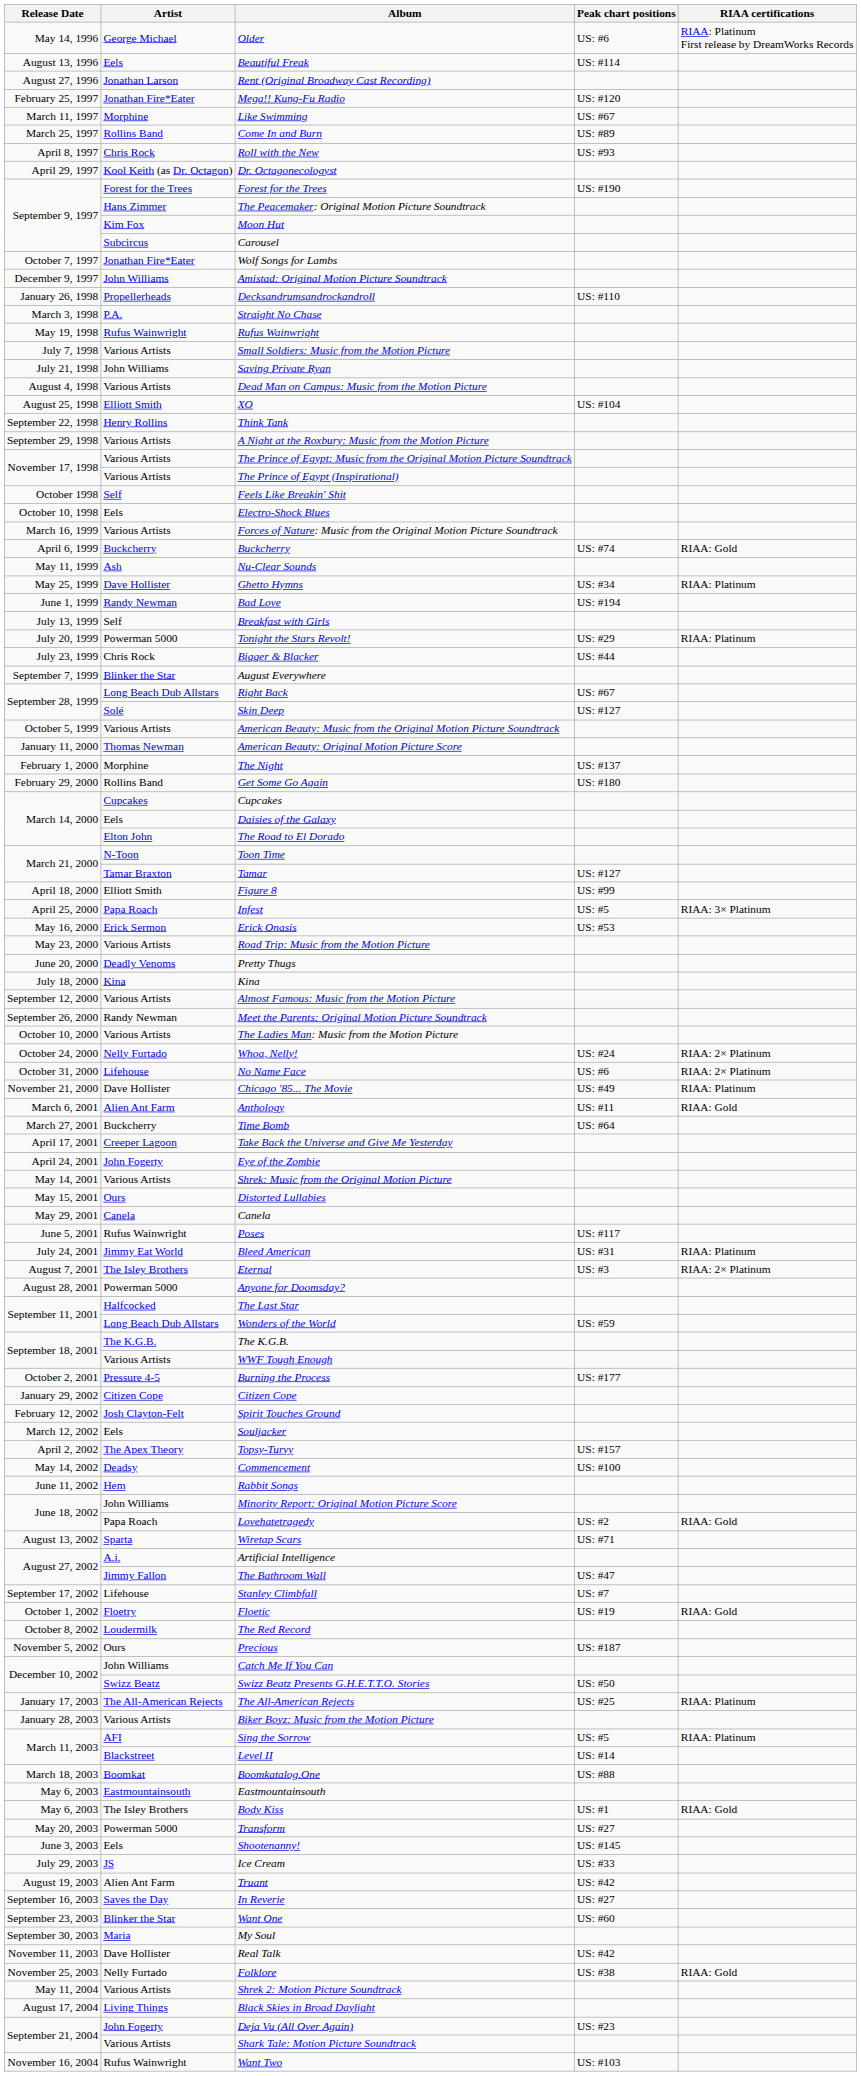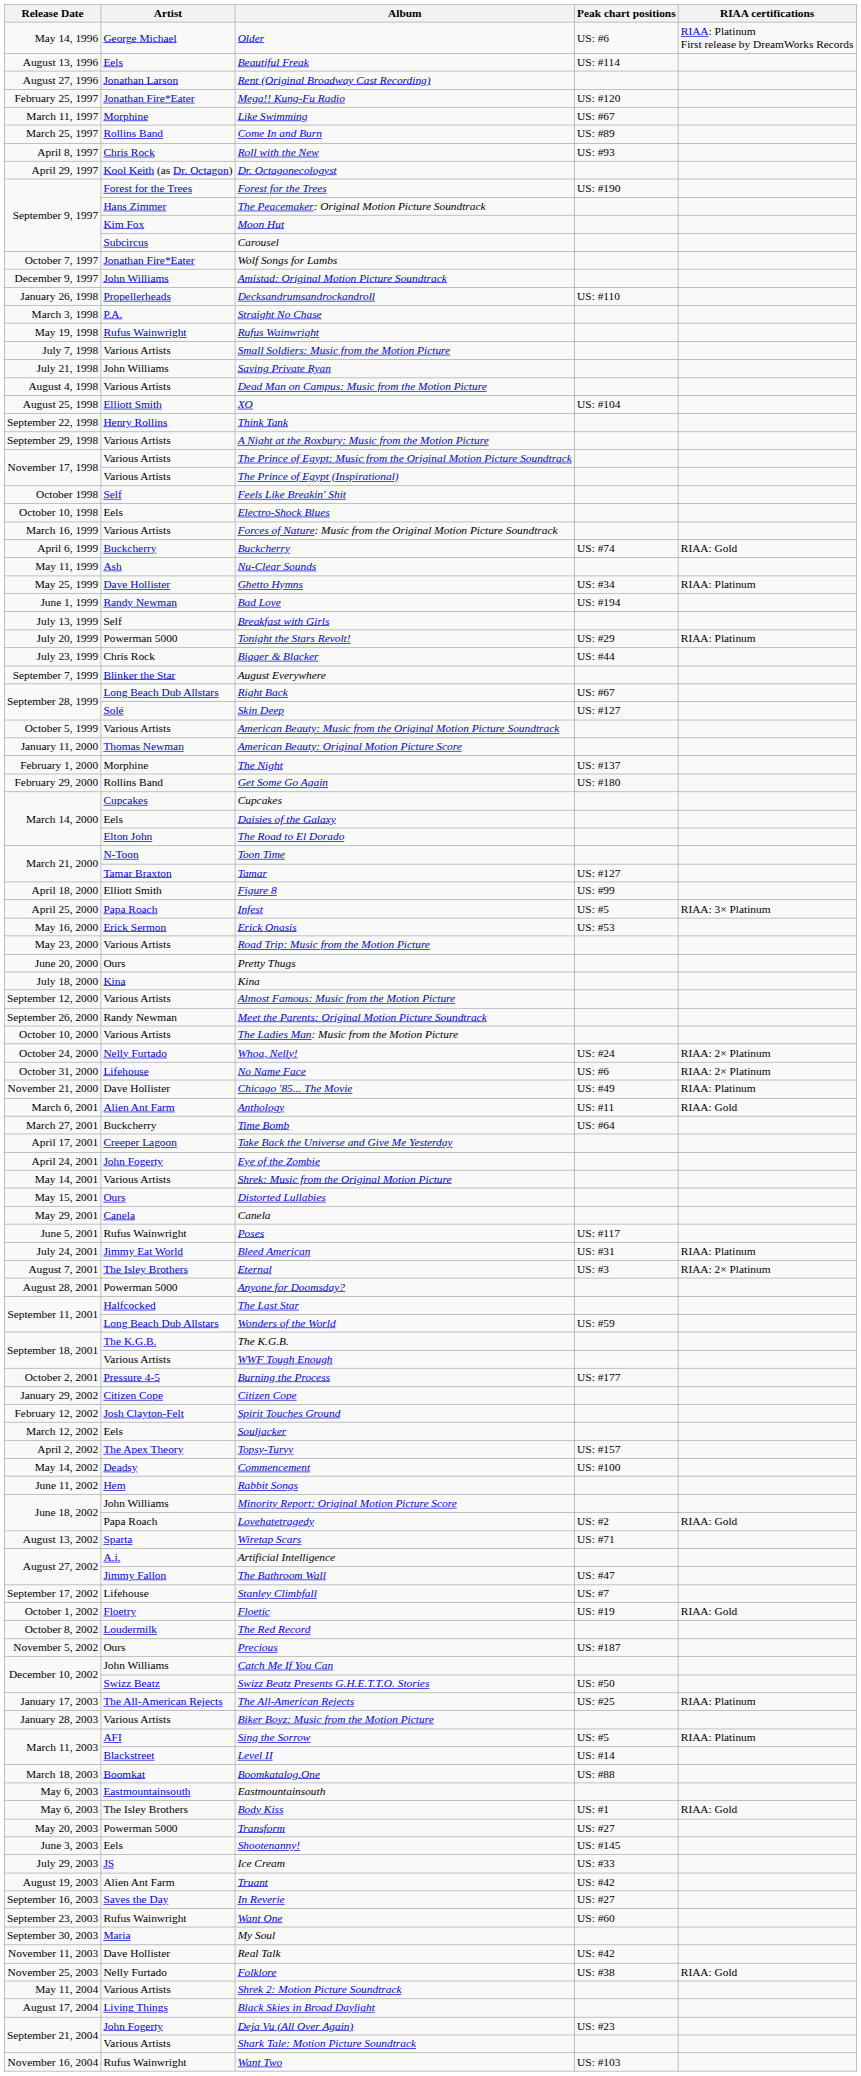(139, 963) Deadly Venoms -> (114, 963) Ours
(139, 1917) Blinker the Star -> (145, 1917) Rufus Wainwright
